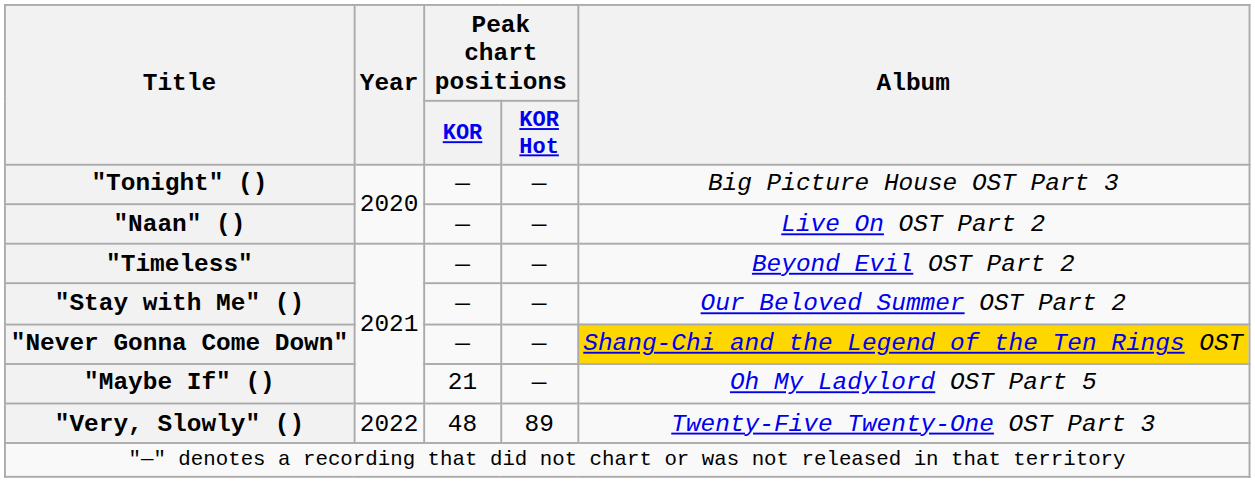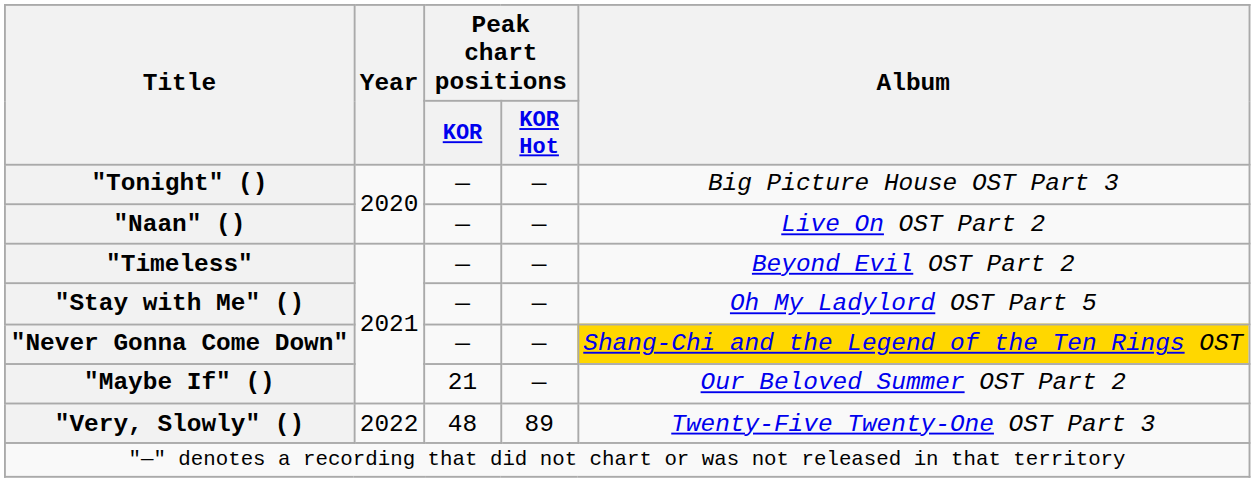(913, 304) Our Beloved Summer OST Part 2 -> (913, 304) Oh My Ladylord OST Part 5
(913, 384) Oh My Ladylord OST Part 5 -> (913, 384) Our Beloved Summer OST Part 2
